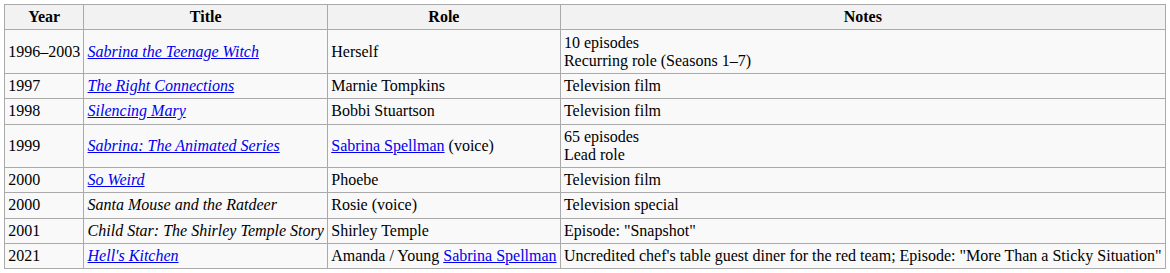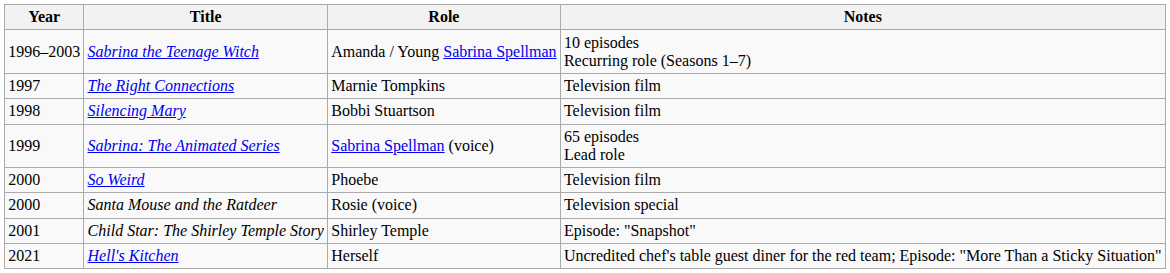(355, 51) Herself -> (444, 51) Amanda / Young Sabrina Spellman
(444, 256) Amanda / Young Sabrina Spellman -> (355, 256) Herself
